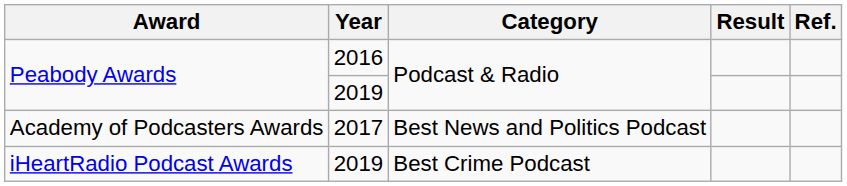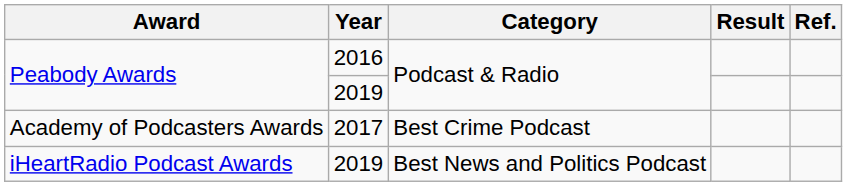(550, 127) Best News and Politics Podcast -> (492, 127) Best Crime Podcast
(492, 163) Best Crime Podcast -> (550, 163) Best News and Politics Podcast
